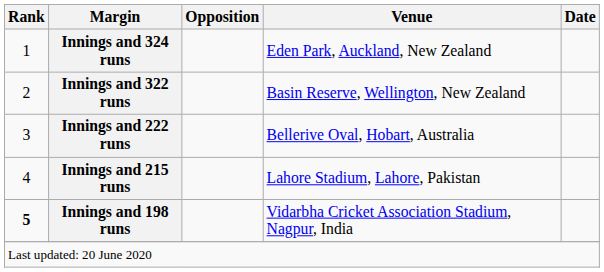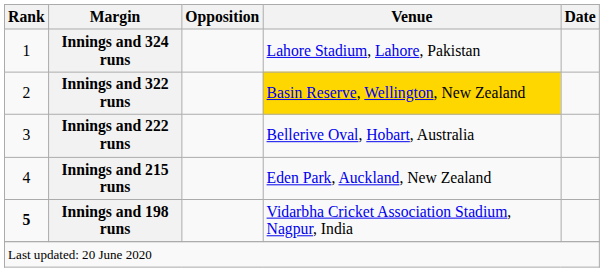(379, 50) Eden Park, Auckland, New Zealand -> (373, 50) Lahore Stadium, Lahore, Pakistan
(396, 93) no background -> (396, 93) gold background
(373, 178) Lahore Stadium, Lahore, Pakistan -> (379, 178) Eden Park, Auckland, New Zealand
